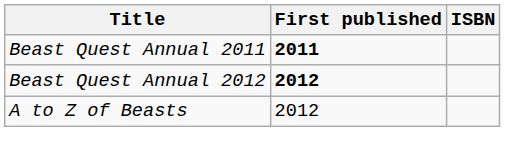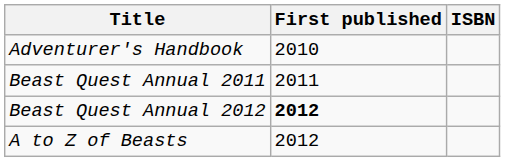+ row: (126, 50)
(297, 50) bold -> (297, 80) normal
